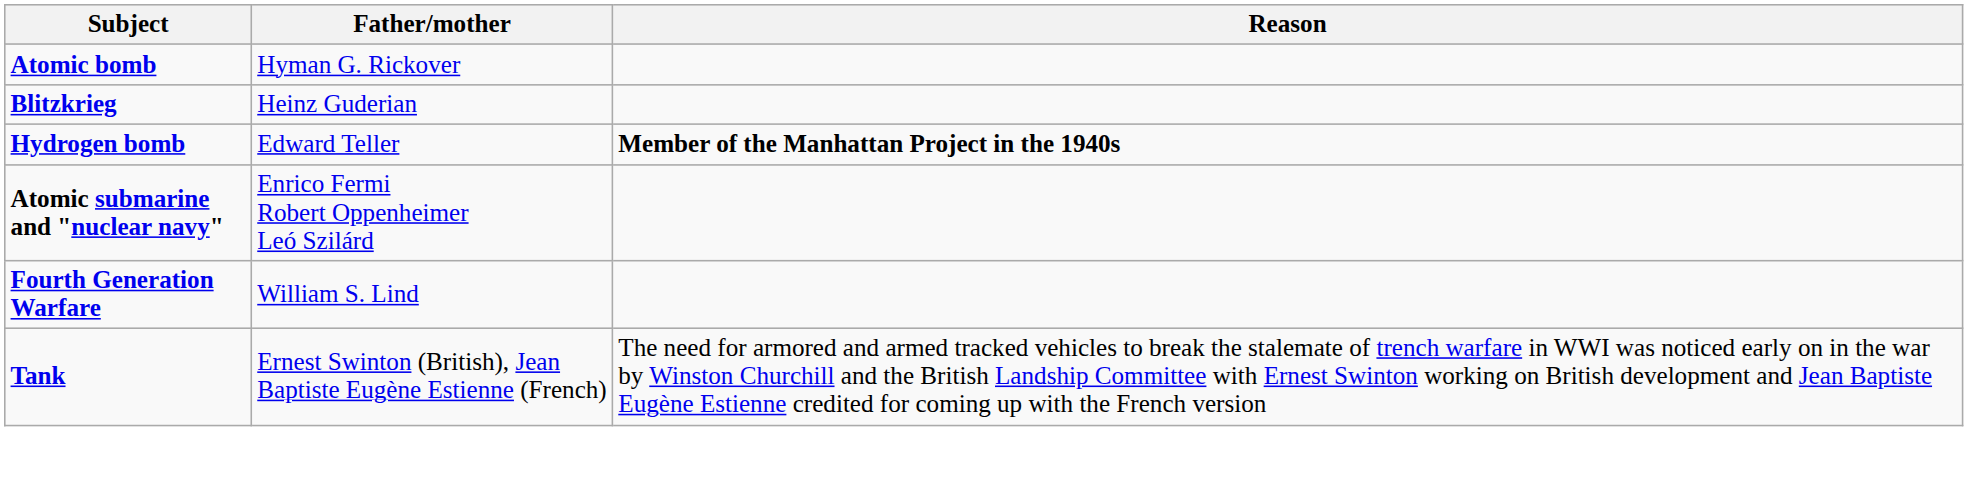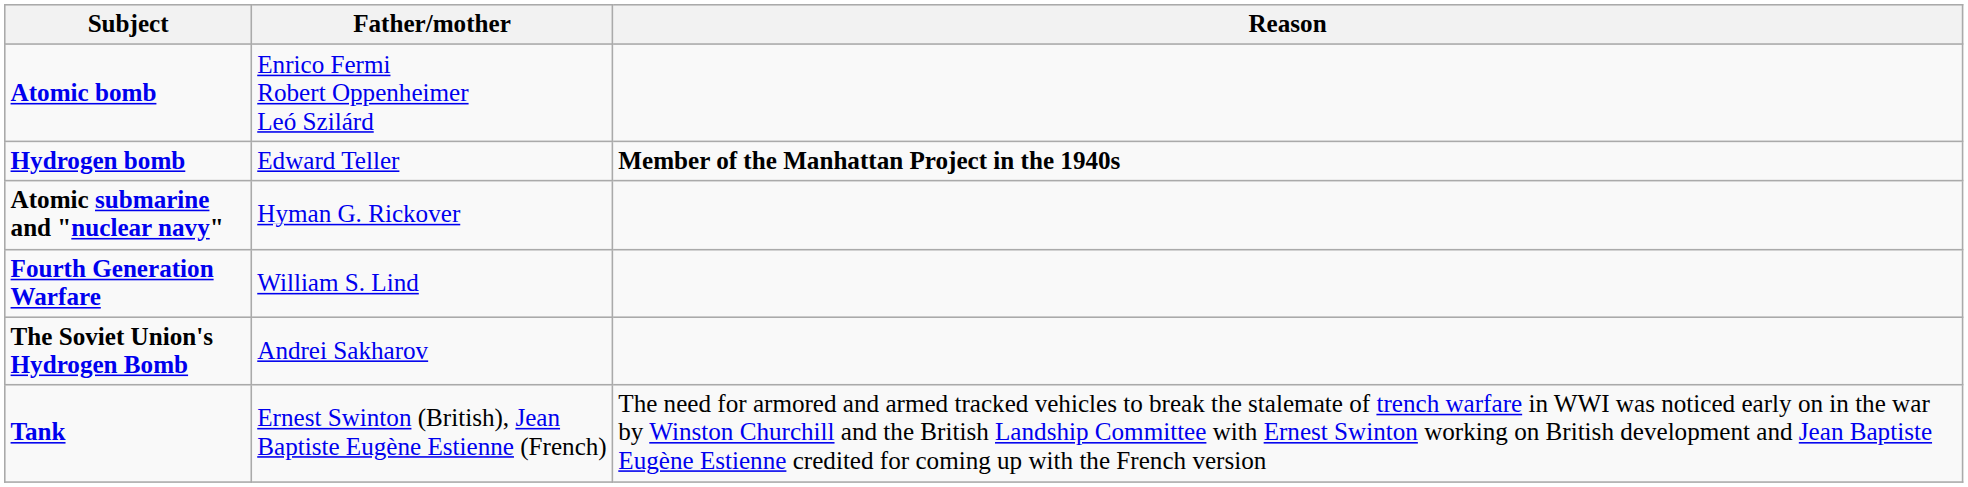(359, 64) Hyman G. Rickover -> (363, 92) Enrico Fermi Robert Oppenheimer Leó Szilárd
- row: (64, 104)
(363, 212) Enrico Fermi Robert Oppenheimer Leó Szilárd -> (359, 214) Hyman G. Rickover
+ row: (112, 350)
